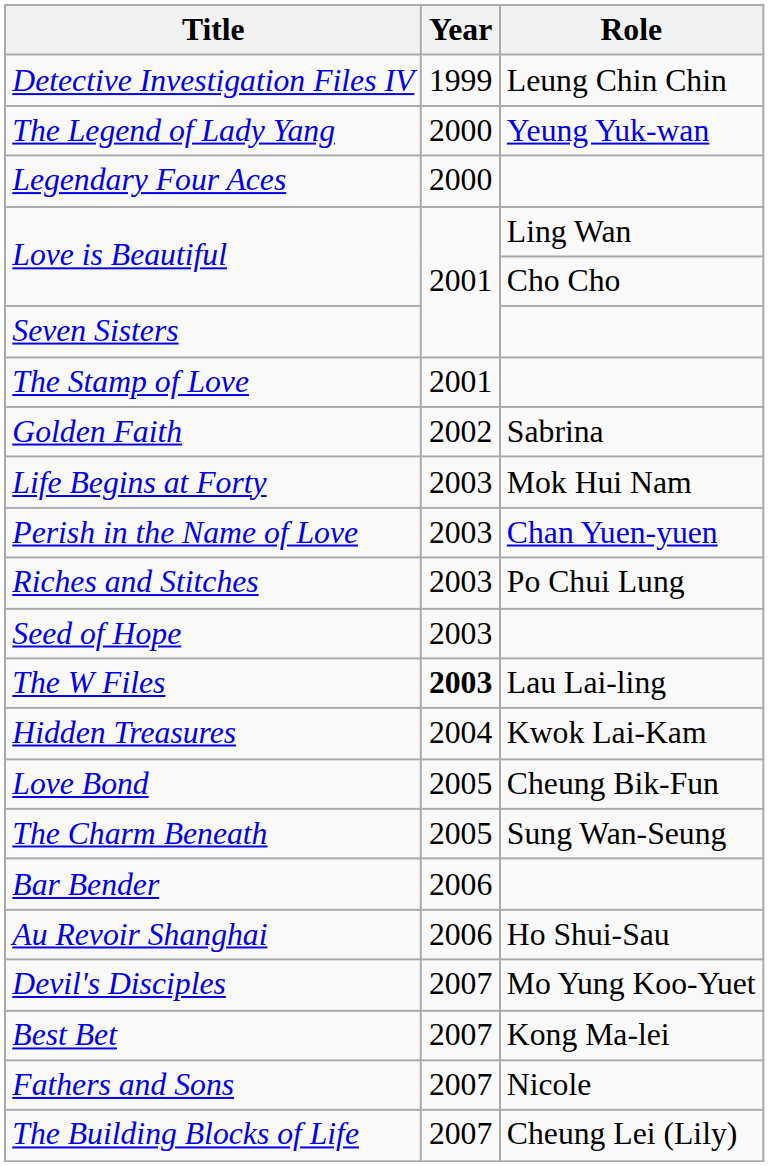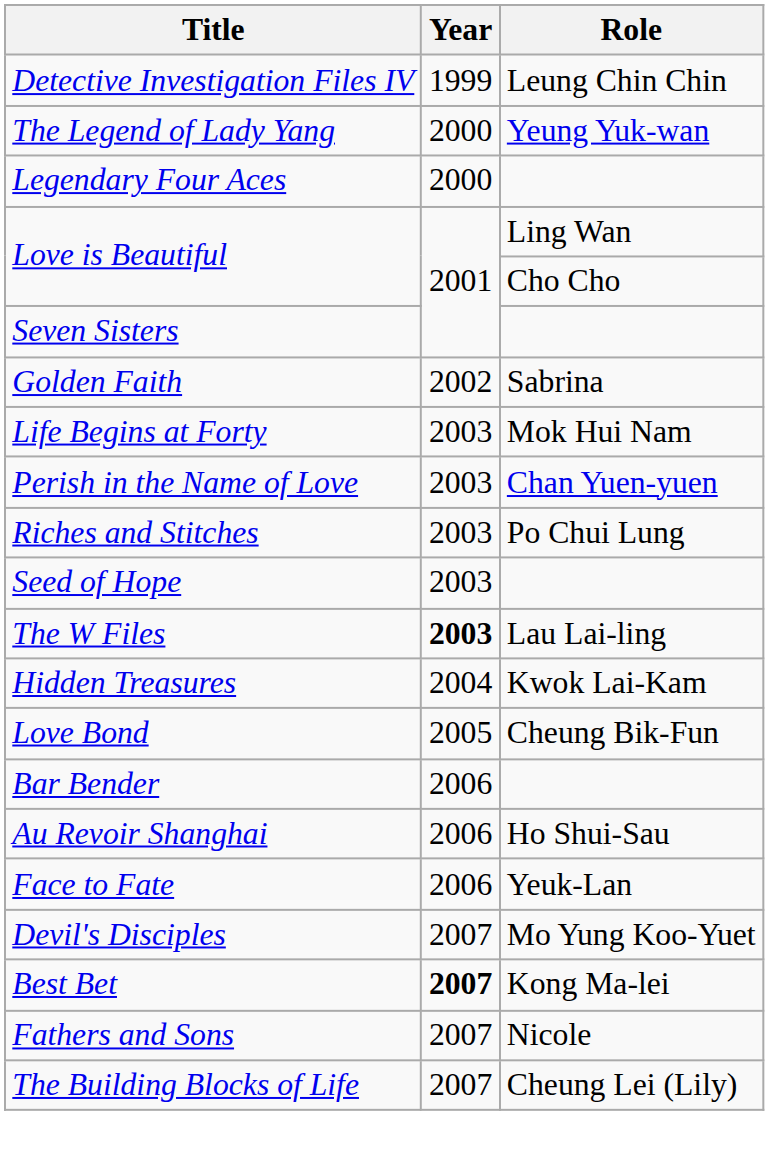- row: (131, 381)
- row: (140, 833)
+ row: (93, 883)
(461, 1034) normal -> (461, 984) bold
